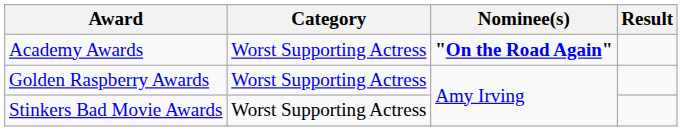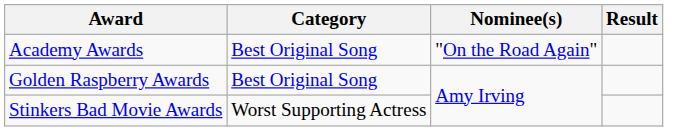(329, 49) Worst Supporting Actress -> (304, 49) Best Original Song
(524, 49) bold -> (516, 49) normal
(329, 79) Worst Supporting Actress -> (304, 79) Best Original Song
